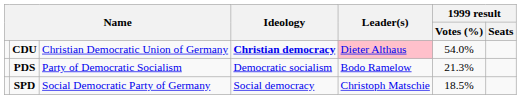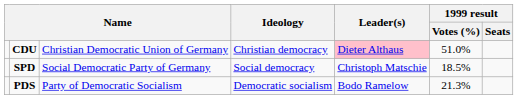(284, 49) bold -> (281, 49) normal
(459, 49) 54.0% -> (456, 49) 51.0%
rows swapped: (25, 67) <-> (25, 85)
